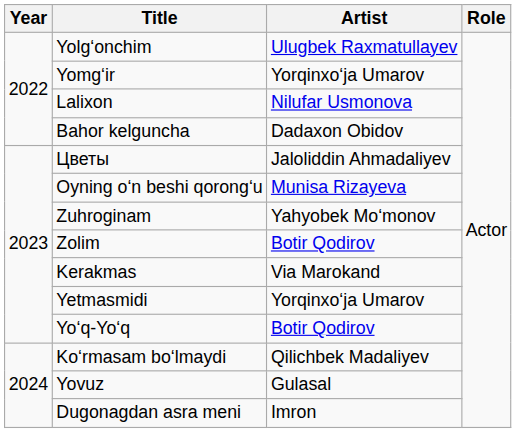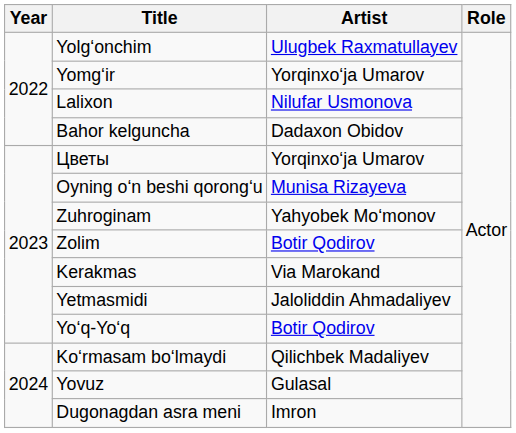(361, 159) Jaloliddin Ahmadaliyev -> (348, 159) Yorqinxoʻja Umarov
(348, 300) Yorqinxoʻja Umarov -> (361, 300) Jaloliddin Ahmadaliyev
